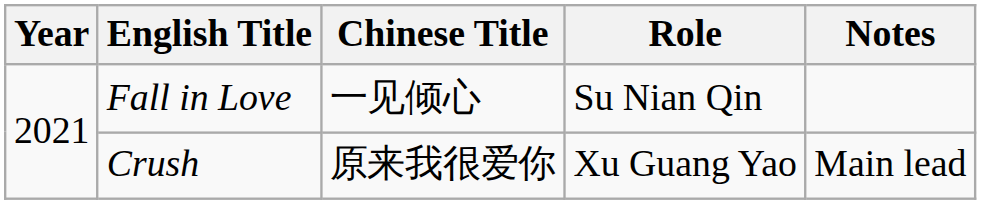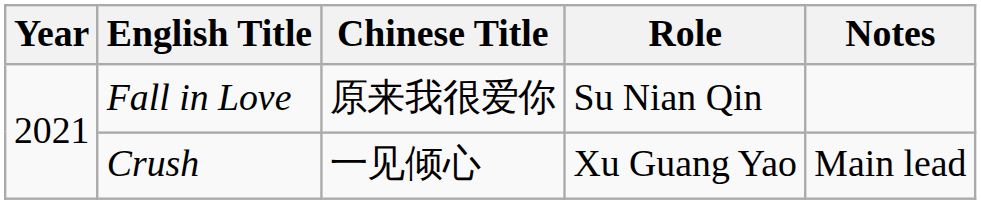(405, 96) 一见倾心 -> (443, 96) 原来我很爱你
(443, 163) 原来我很爱你 -> (405, 163) 一见倾心
